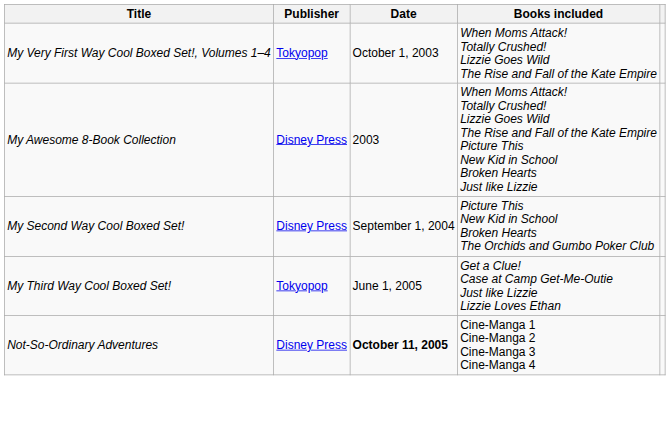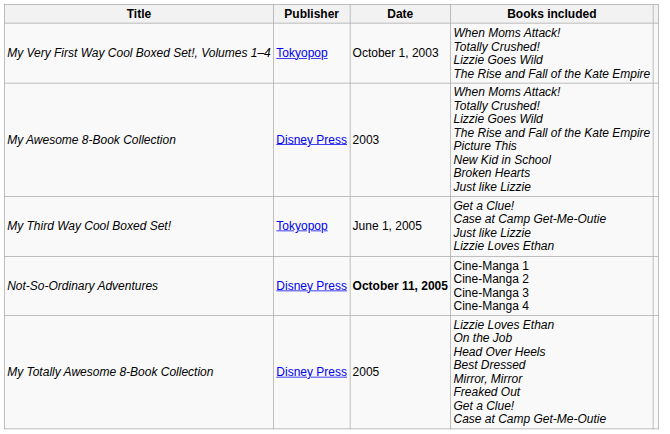- row: (96, 226)
+ row: (110, 372)
